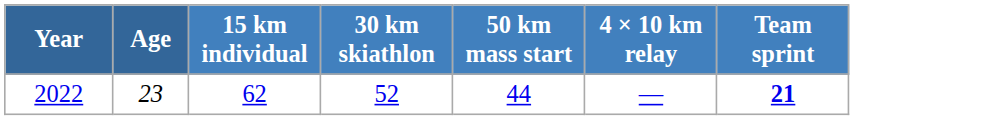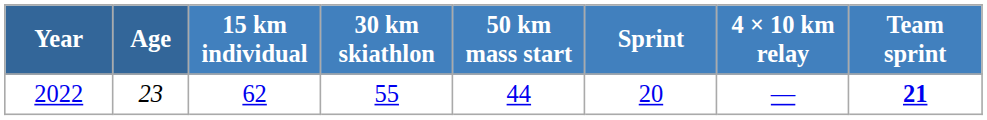+ column: (651, 39)
(387, 94) 52 -> (387, 94) 55
